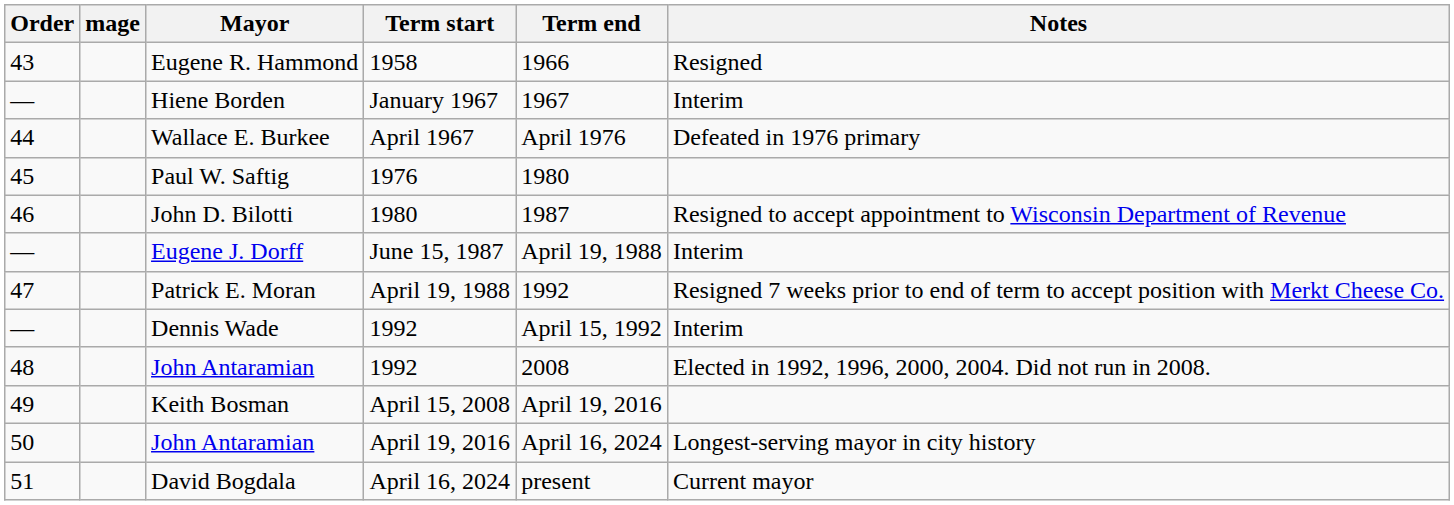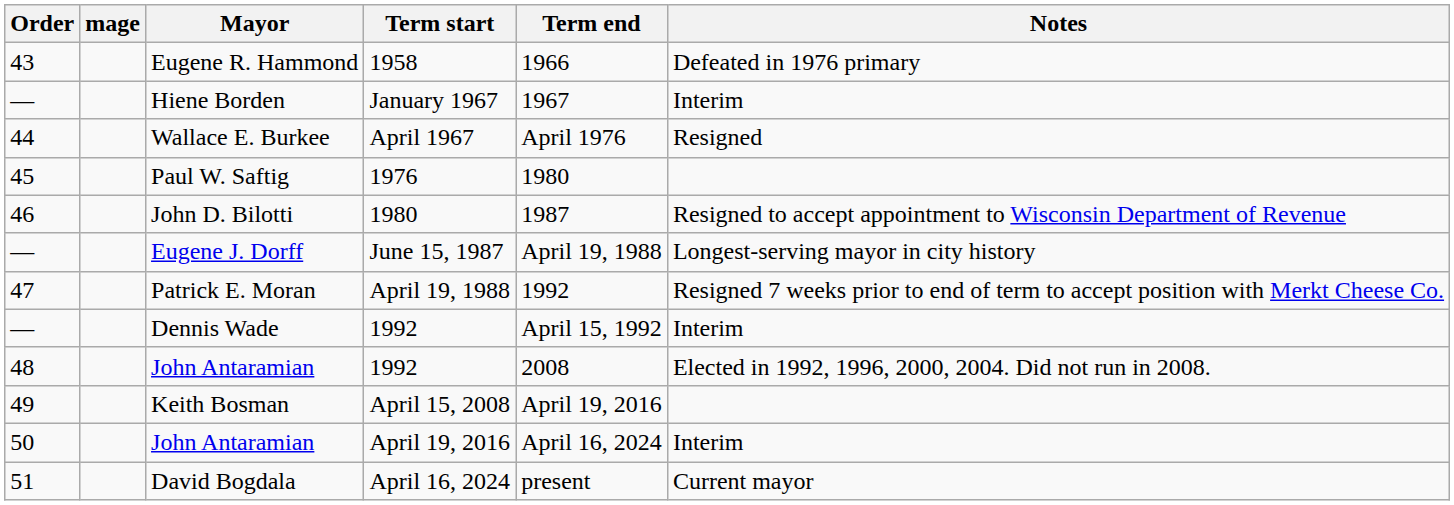(718, 61) Resigned -> (797, 61) Defeated in 1976 primary
(797, 137) Defeated in 1976 primary -> (718, 137) Resigned
(708, 251) Interim -> (854, 251) Longest-serving mayor in city history
(854, 442) Longest-serving mayor in city history -> (708, 442) Interim
